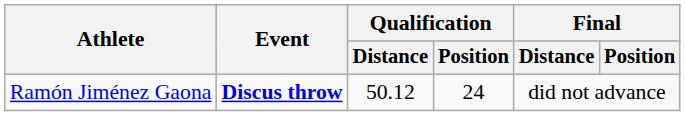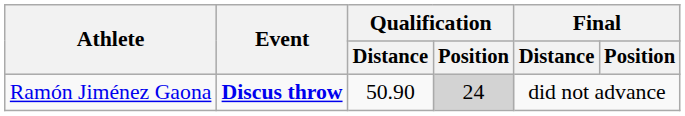(390, 92) 50.12 -> (390, 92) 50.90
(473, 92) no background -> (473, 92) lightgrey background
